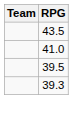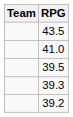+ row: (53, 103)
